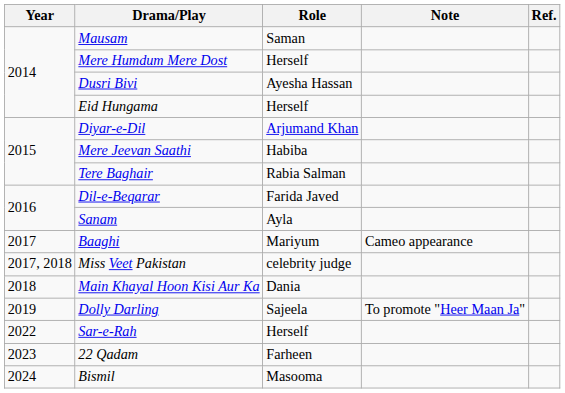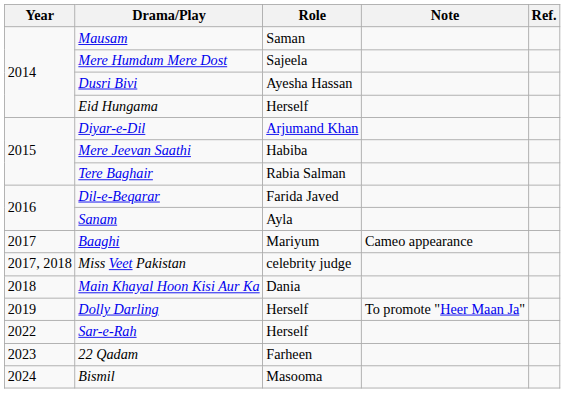(287, 60) Herself -> (287, 60) Sajeela
(287, 309) Sajeela -> (287, 309) Herself
